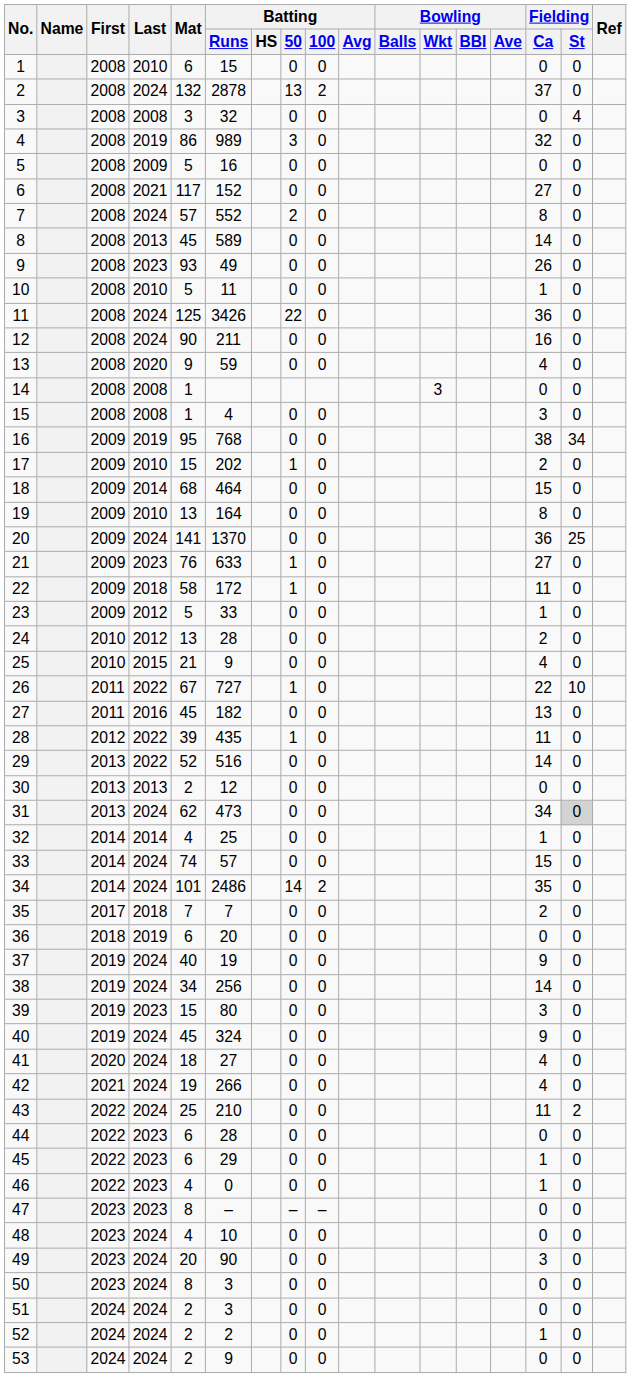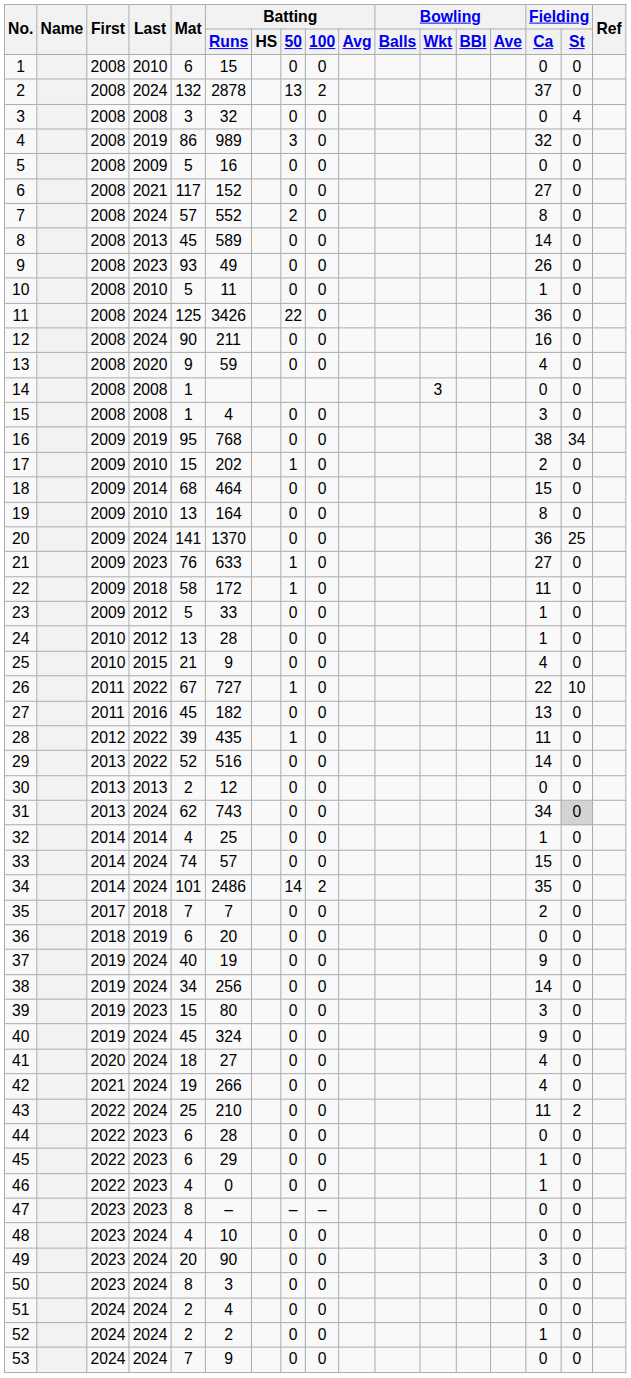(543, 638) 2 -> (543, 638) 1
(229, 812) 473 -> (229, 812) 743
(229, 1310) 3 -> (229, 1310) 4
(188, 1359) 2 -> (188, 1359) 7
